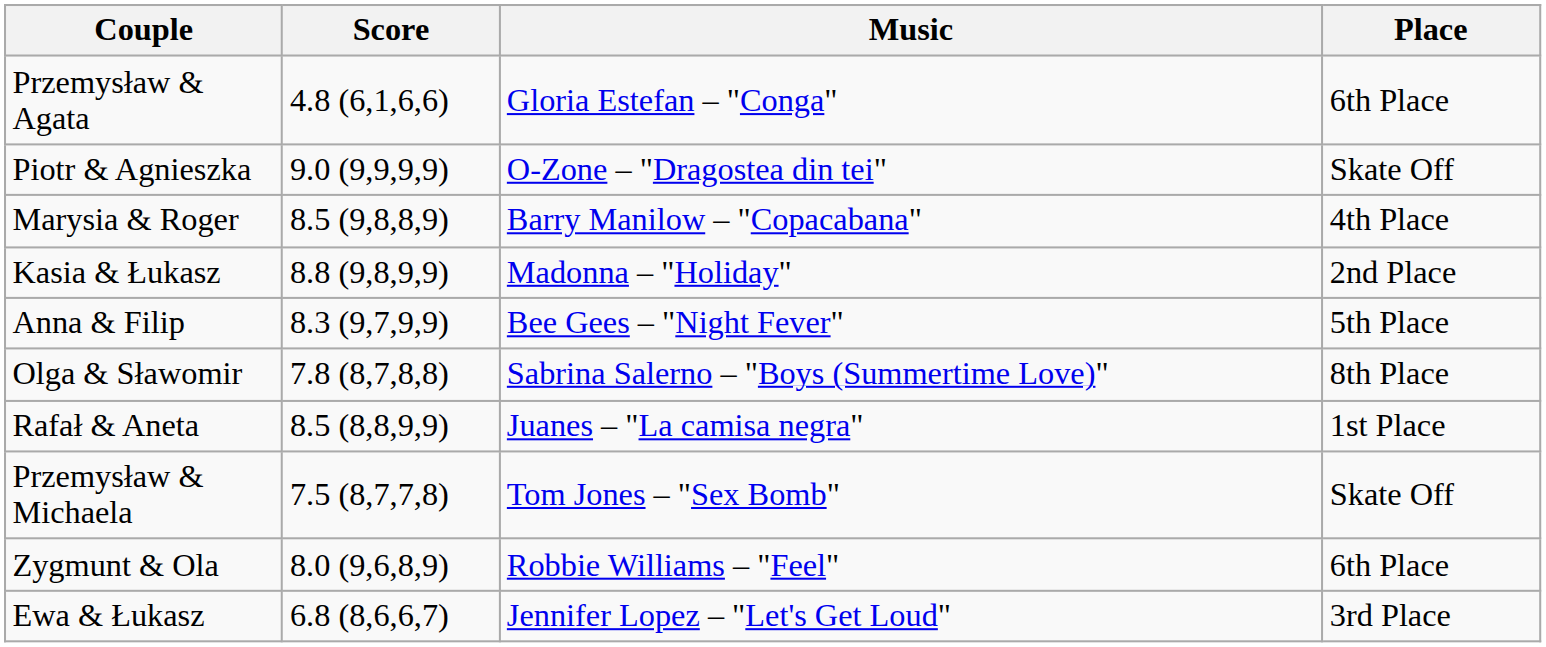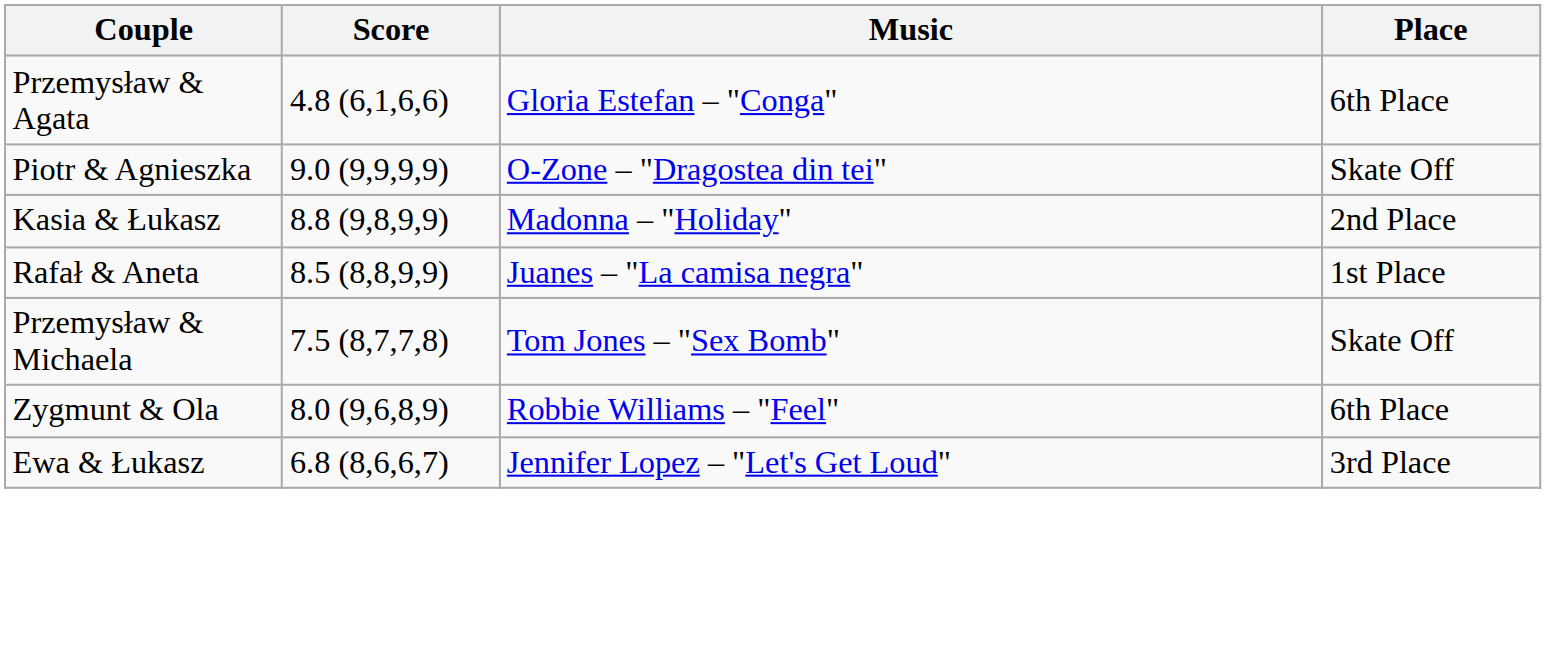- row: (126, 220)
- row: (99, 322)
- row: (127, 374)
